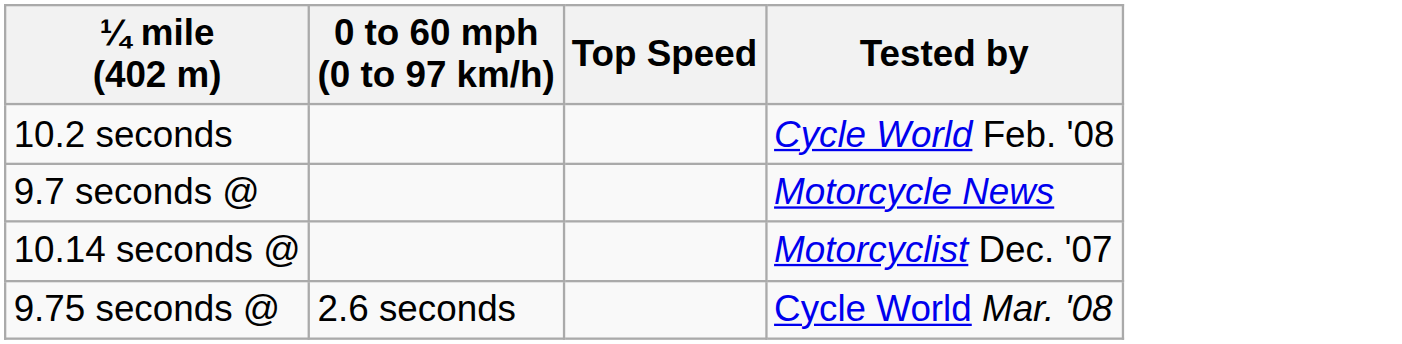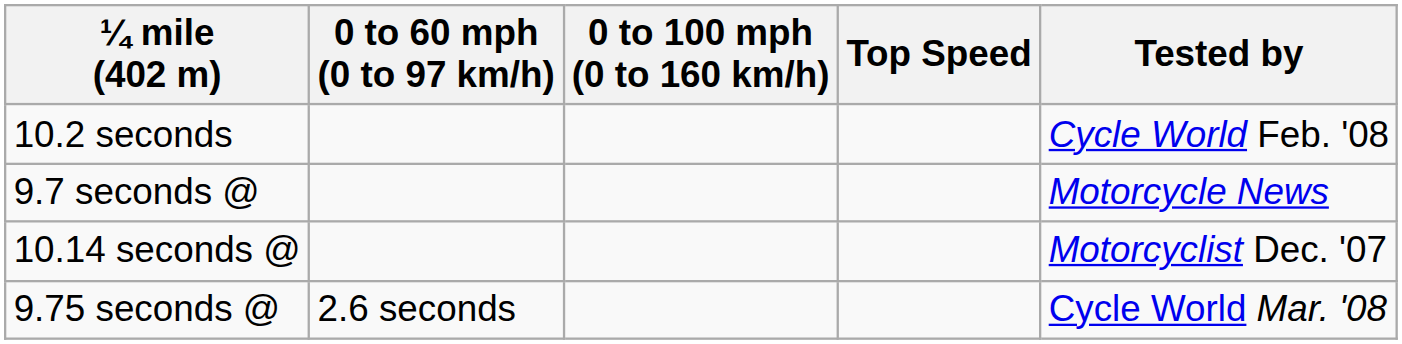+ column: (701, 54)
